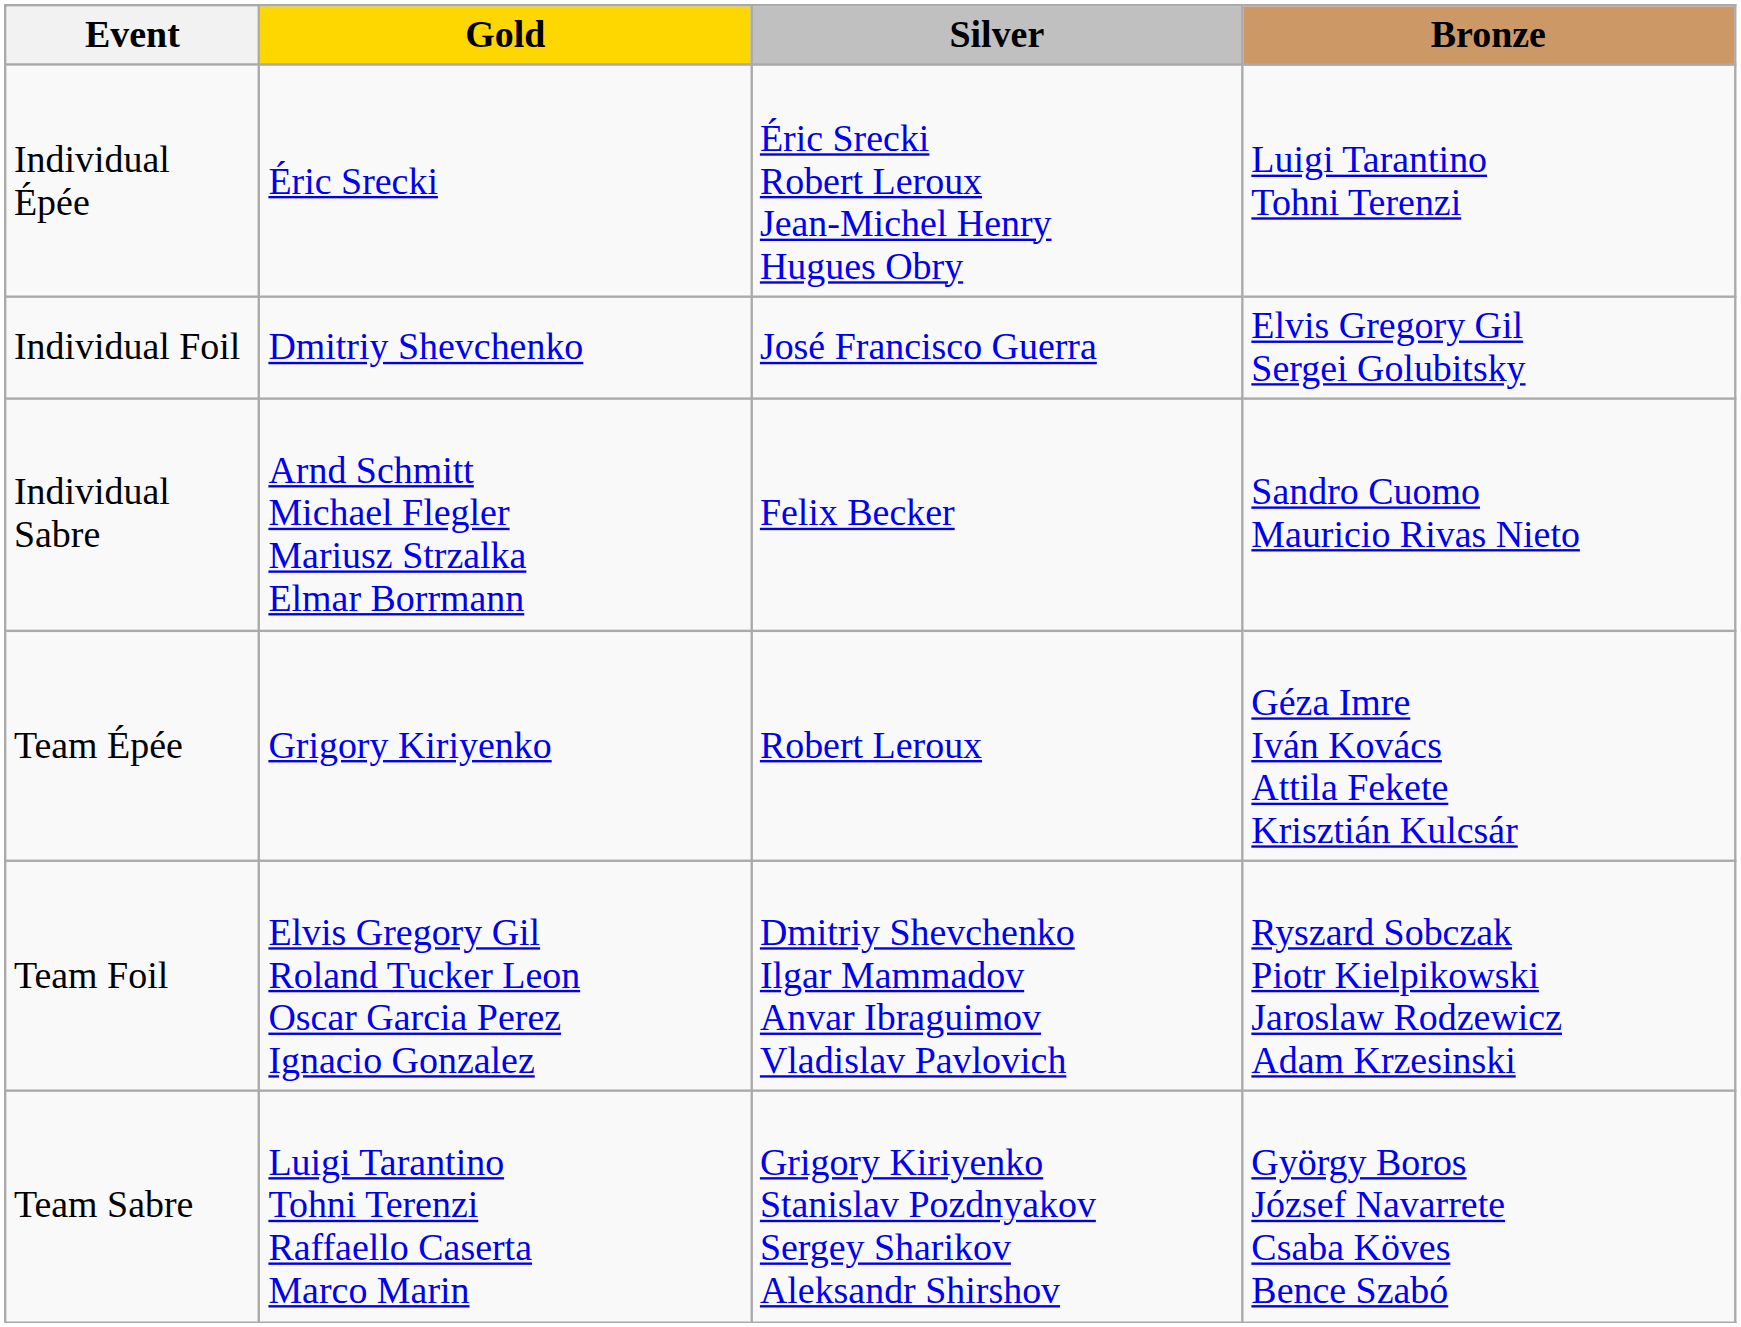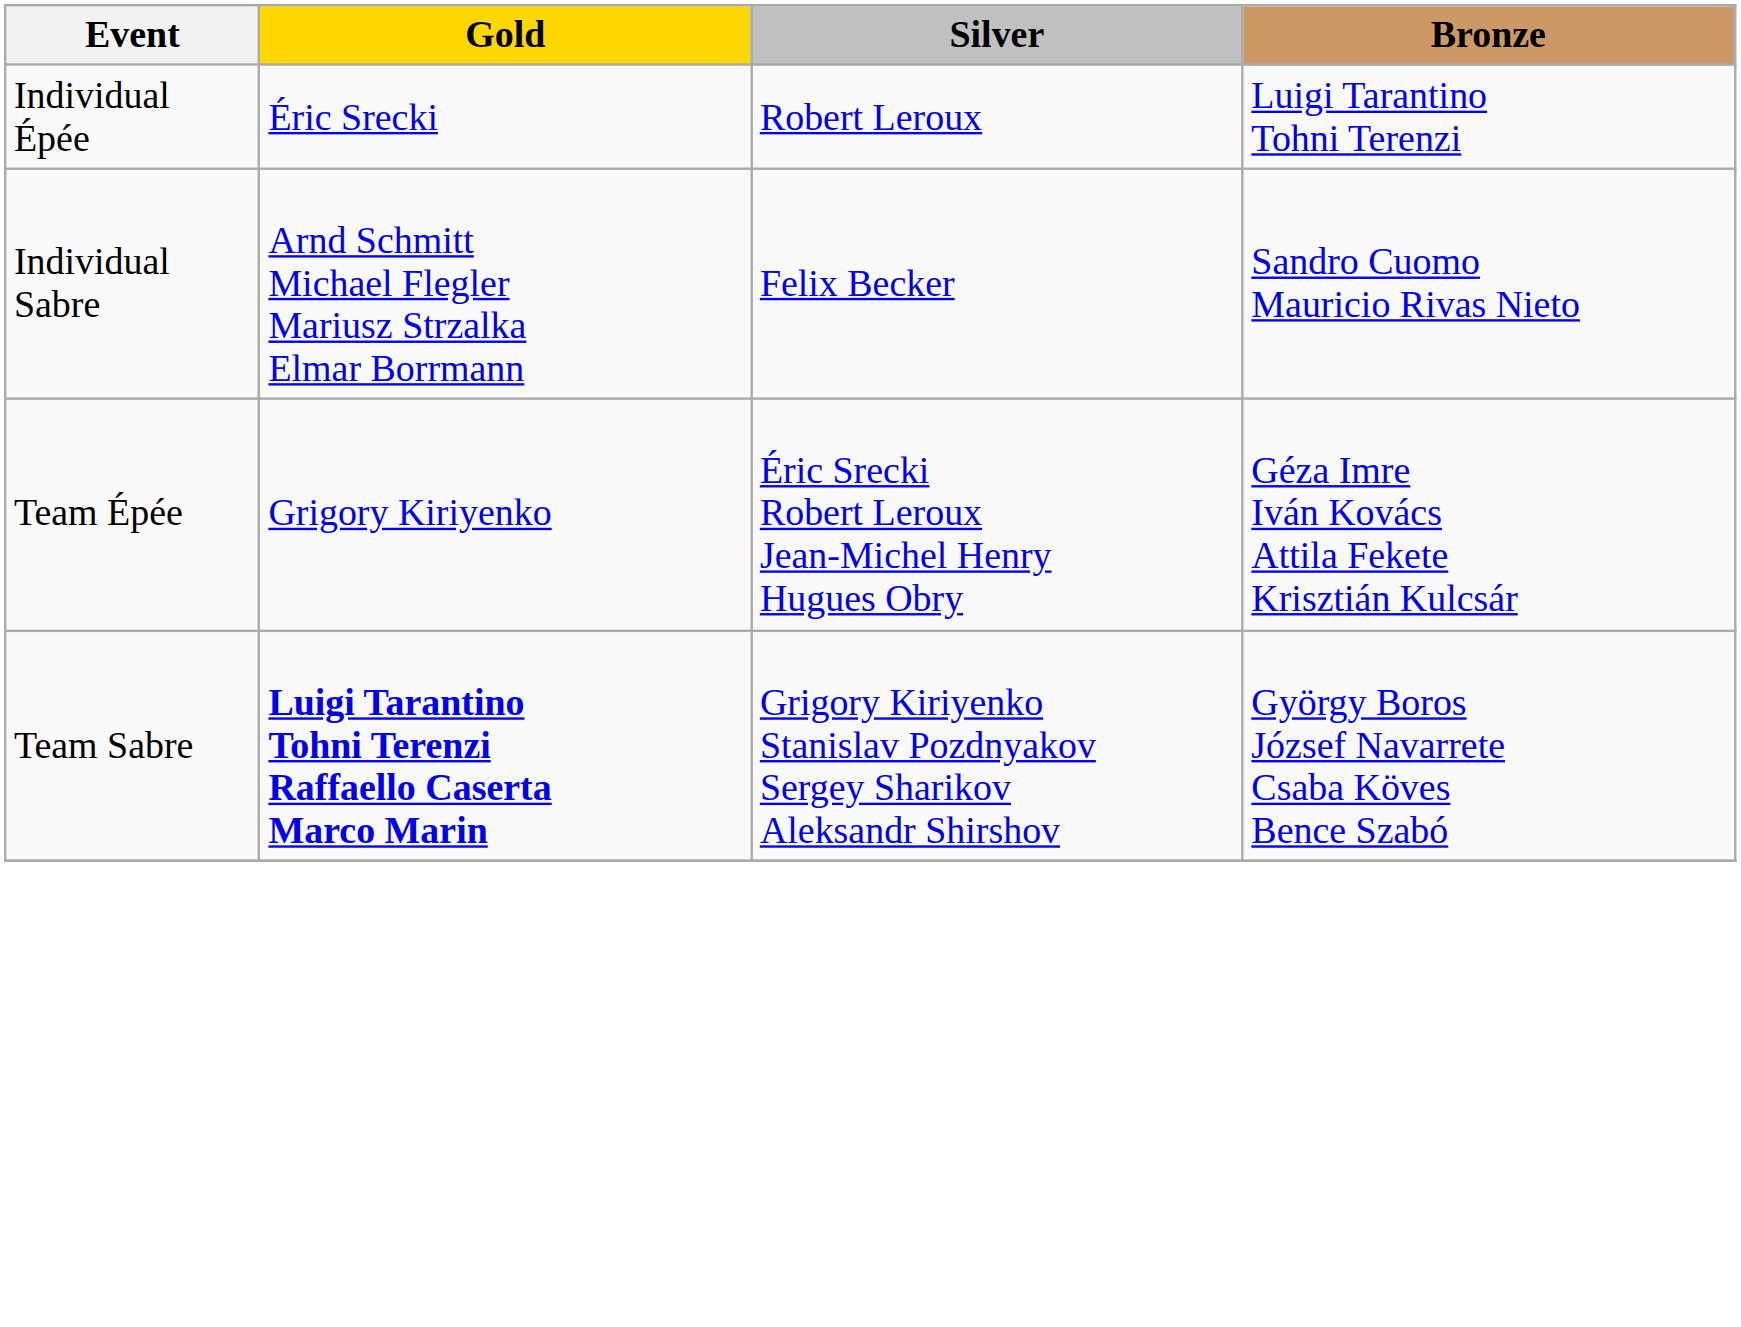(906, 201) Éric Srecki Robert Leroux Jean-Michel Henry Hugues Obry -> (871, 116) Robert Leroux
- row: (127, 346)
(871, 744) Robert Leroux -> (906, 534) Éric Srecki Robert Leroux Jean-Michel Henry Hugues Obry
- row: (91, 975)
(400, 1227) normal -> (410, 765) bold
